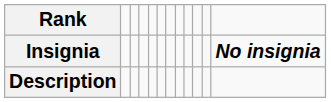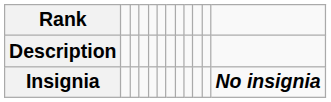rows swapped: (63, 50) <-> (63, 81)
